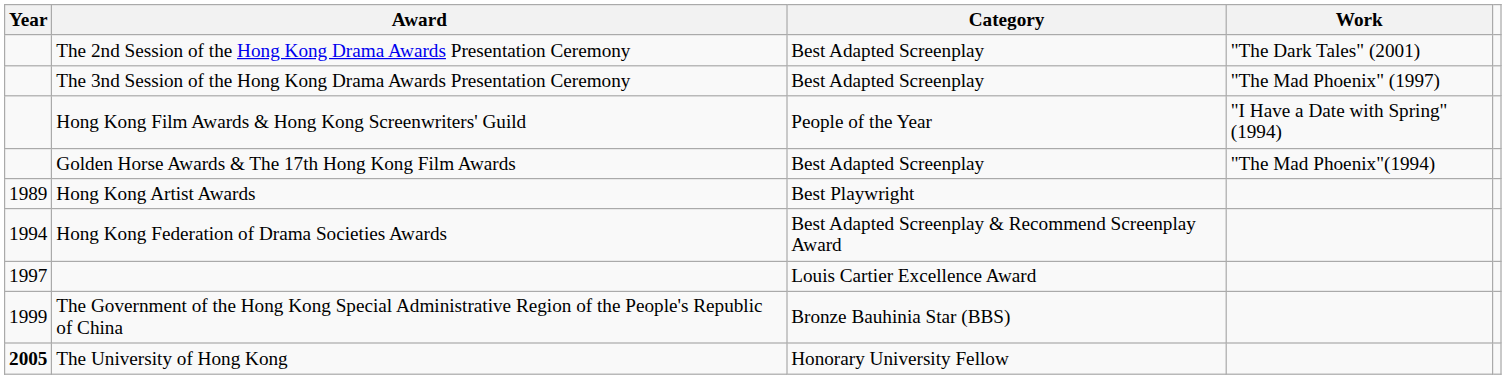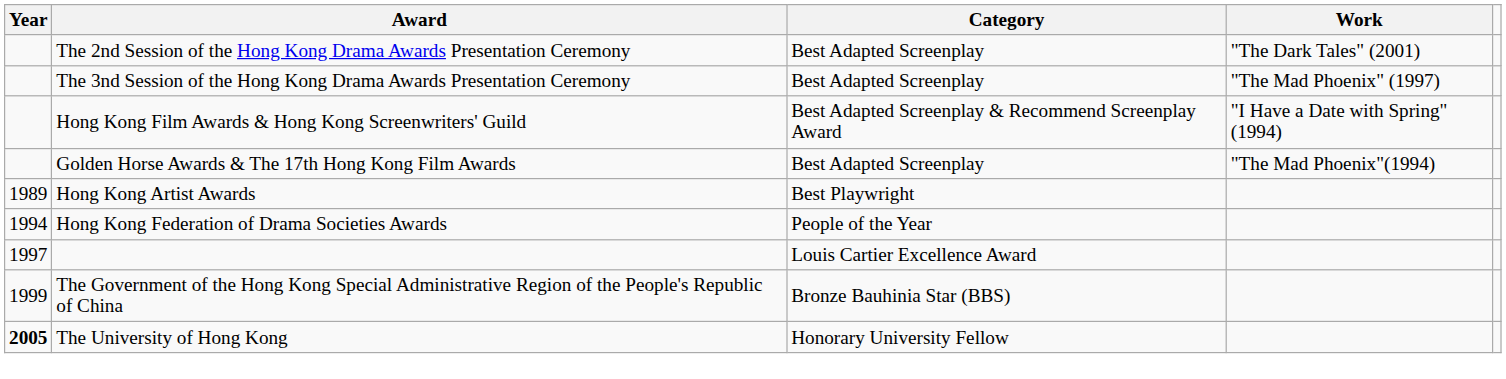(862, 121) People of the Year -> (994, 121) Best Adapted Screenplay & Recommend Screenplay Award
(994, 234) Best Adapted Screenplay & Recommend Screenplay Award -> (862, 224) People of the Year
